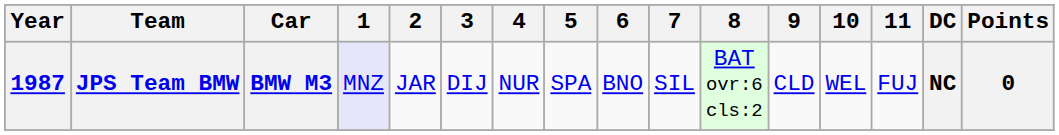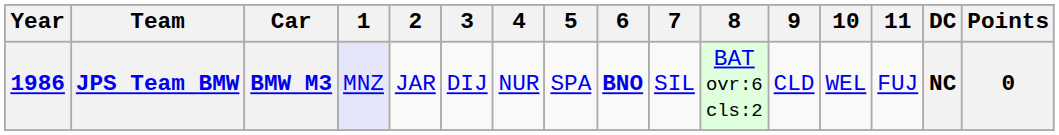(38, 86) 1987 -> (38, 86) 1986
(623, 86) normal -> (623, 86) bold
